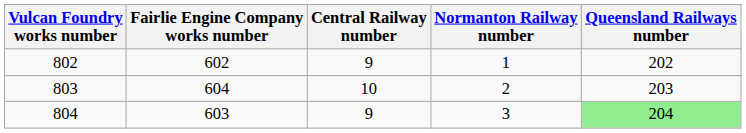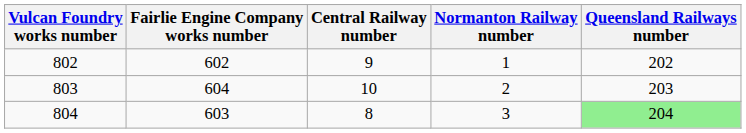(369, 114) 9 -> (369, 114) 8
